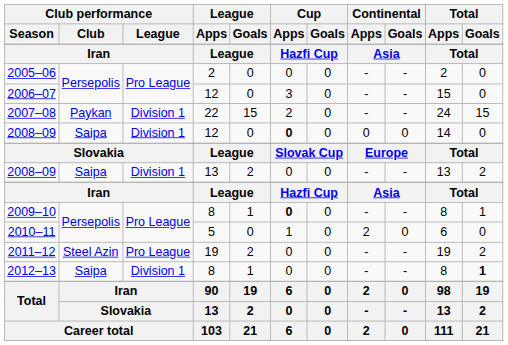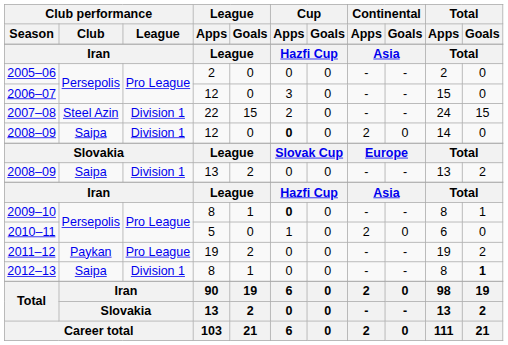(91, 113) Paykan -> (91, 113) Steel Azin
(366, 133) 0 -> (366, 133) 2
(91, 251) Steel Azin -> (91, 251) Paykan
